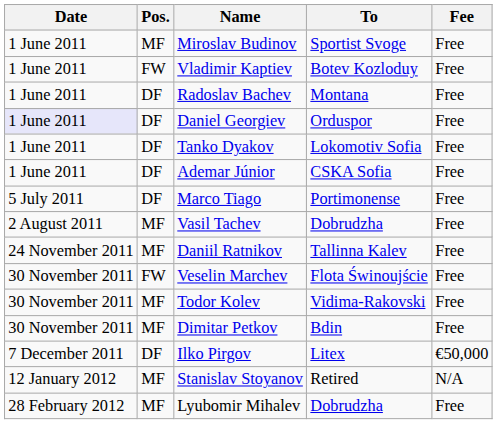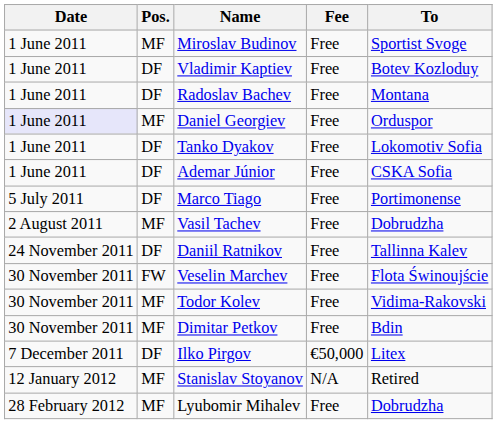columns swapped: (369, 17) <-> (462, 17)
(153, 69) FW -> (152, 69) DF
(152, 120) DF -> (153, 120) MF
(153, 250) MF -> (152, 250) DF
